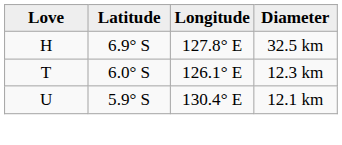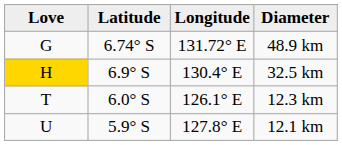+ row: (295, 45)
(46, 45) no background -> (46, 72) gold background
(212, 45) 127.8° E -> (212, 72) 130.4° E
(212, 99) 130.4° E -> (212, 126) 127.8° E
